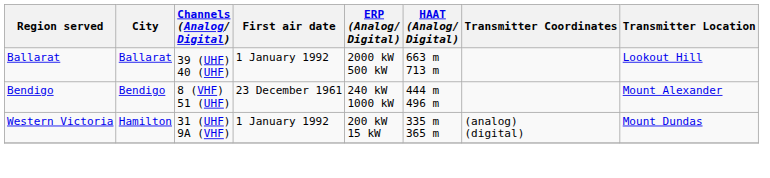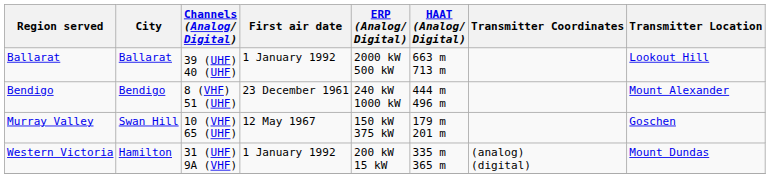+ row: (50, 121)
